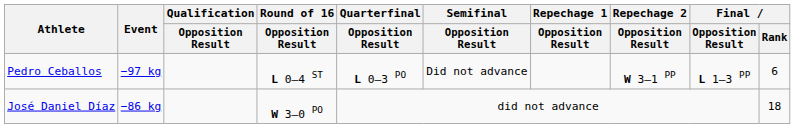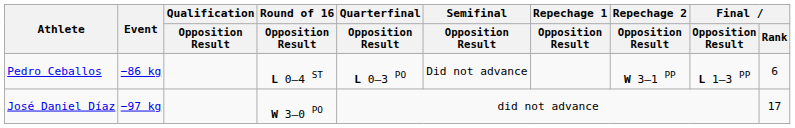(141, 71) −97 kg -> (141, 71) −86 kg
(141, 106) −86 kg -> (141, 106) −97 kg
(775, 106) 18 -> (775, 106) 17
